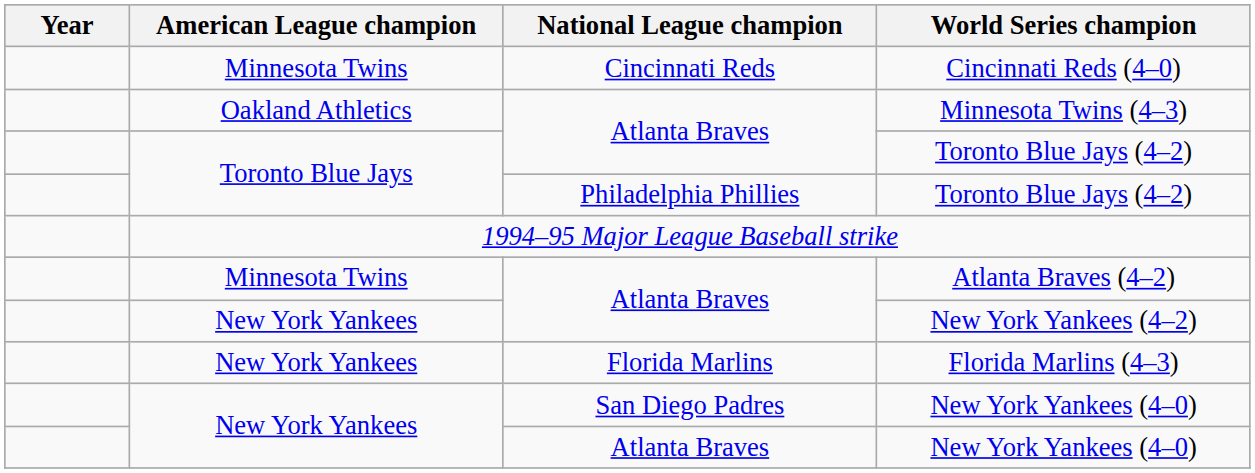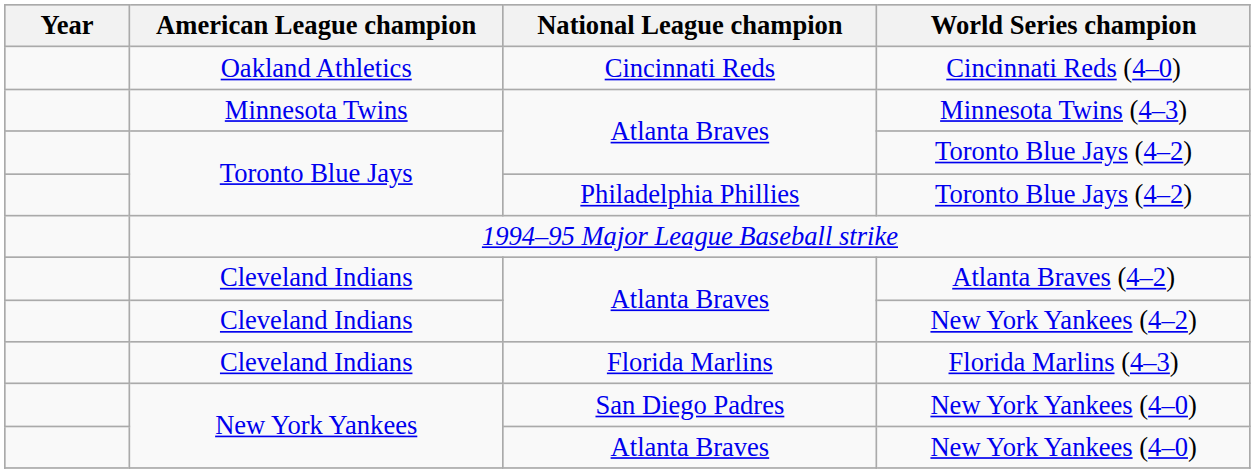(316, 67) Minnesota Twins -> (316, 67) Oakland Athletics
(316, 109) Oakland Athletics -> (316, 109) Minnesota Twins
(316, 278) Minnesota Twins -> (316, 278) Cleveland Indians
(316, 320) New York Yankees -> (316, 320) Cleveland Indians
(316, 362) New York Yankees -> (316, 362) Cleveland Indians
